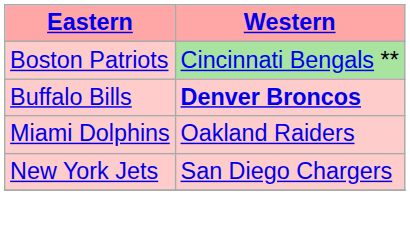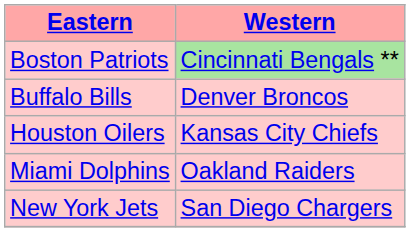(271, 97) bold -> (264, 97) normal
+ row: (87, 134)
